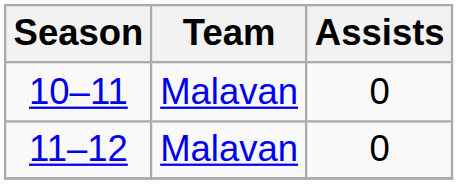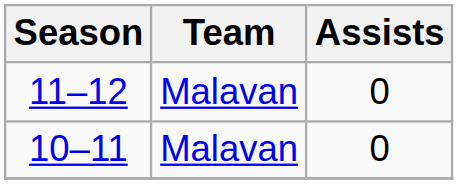rows swapped: (78, 91) <-> (78, 149)
